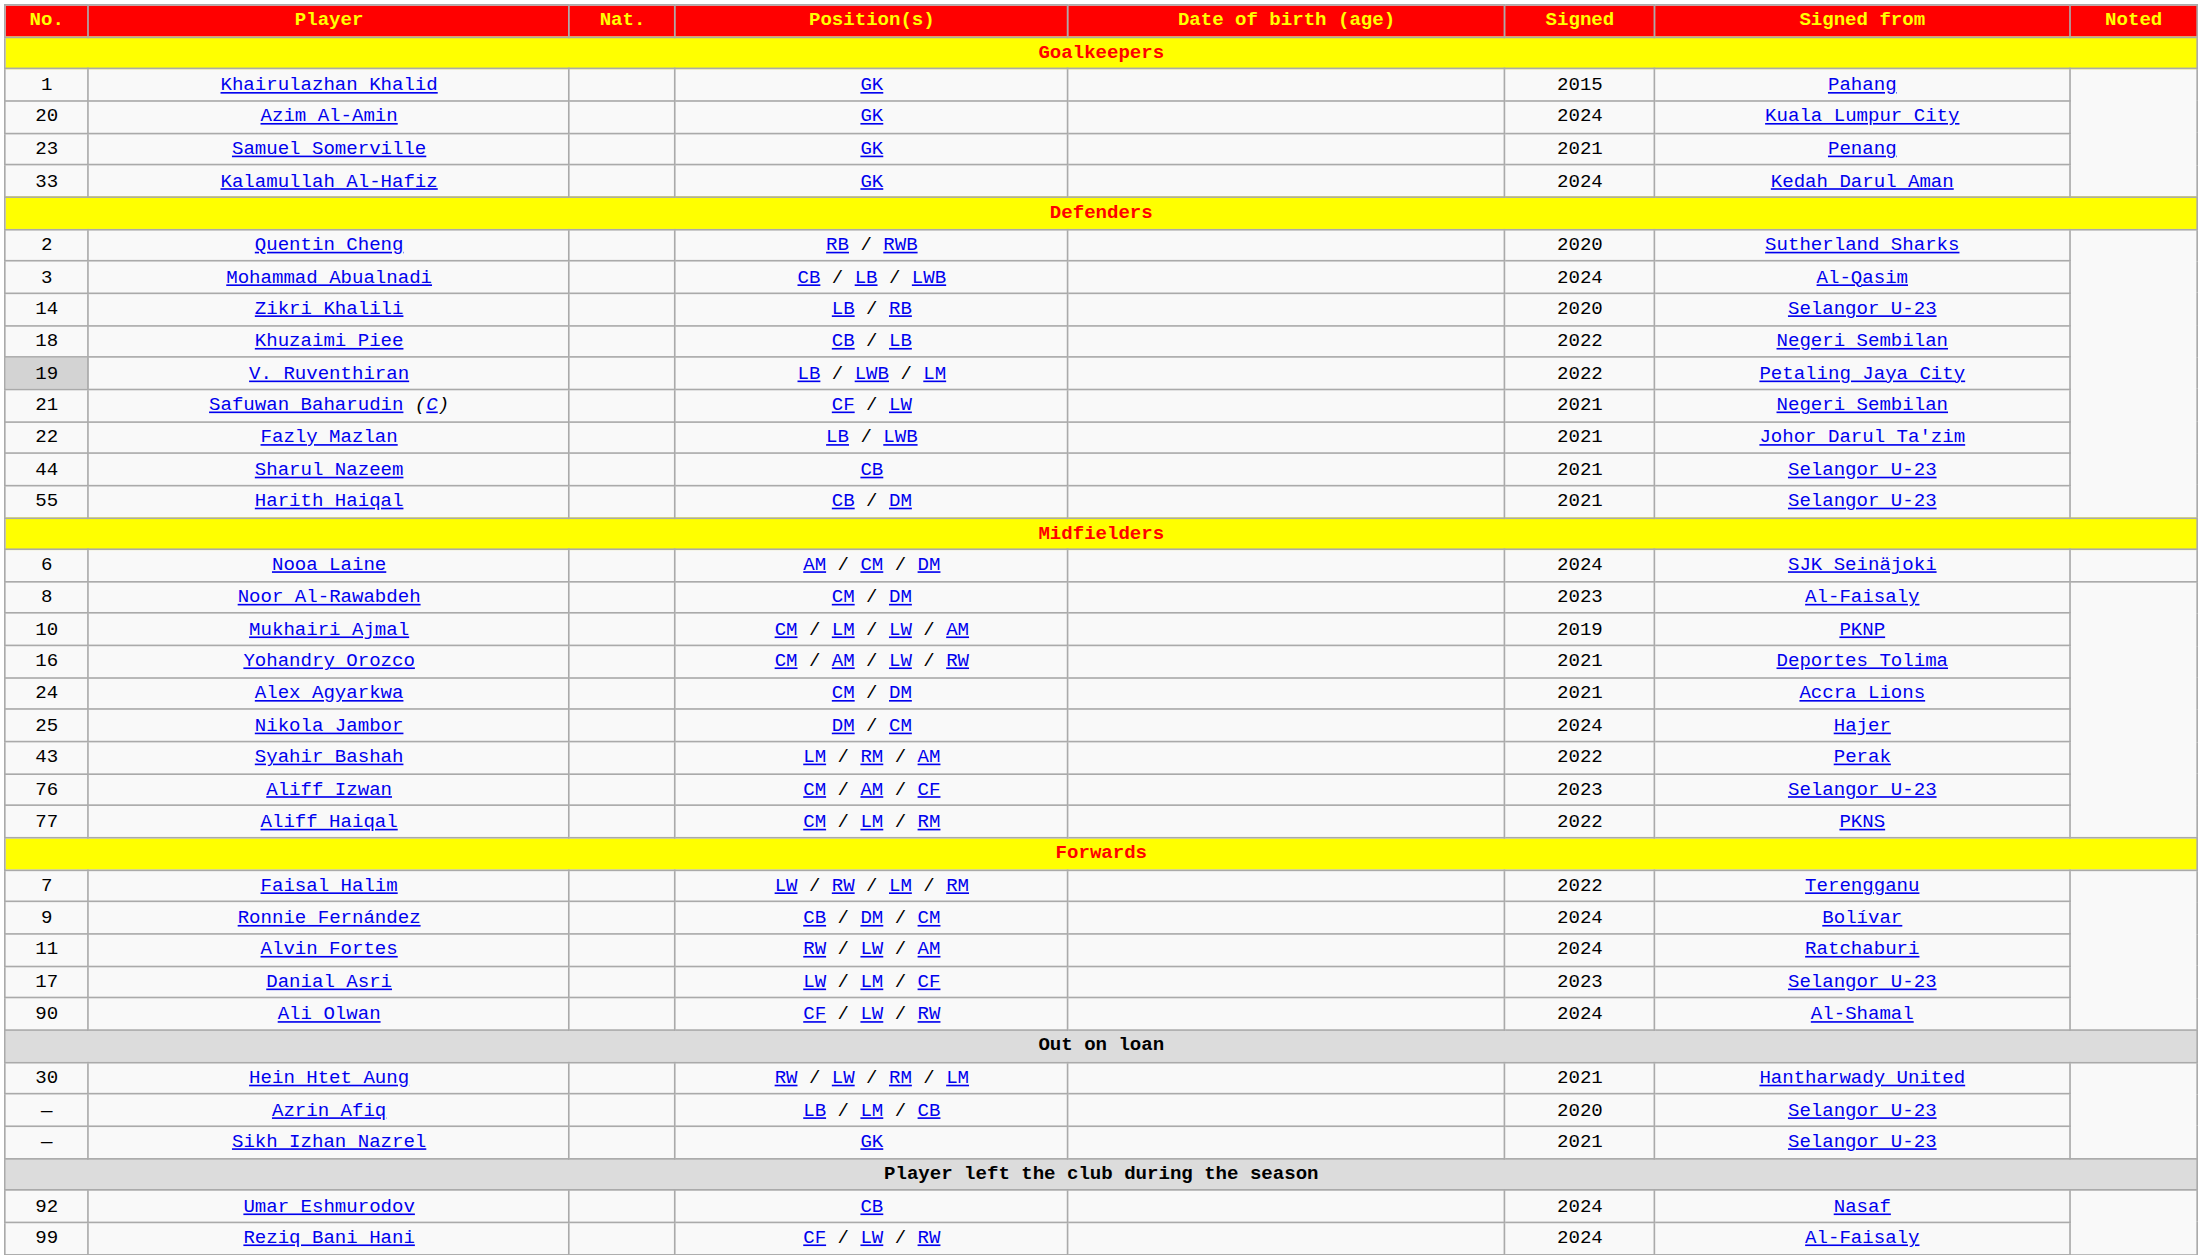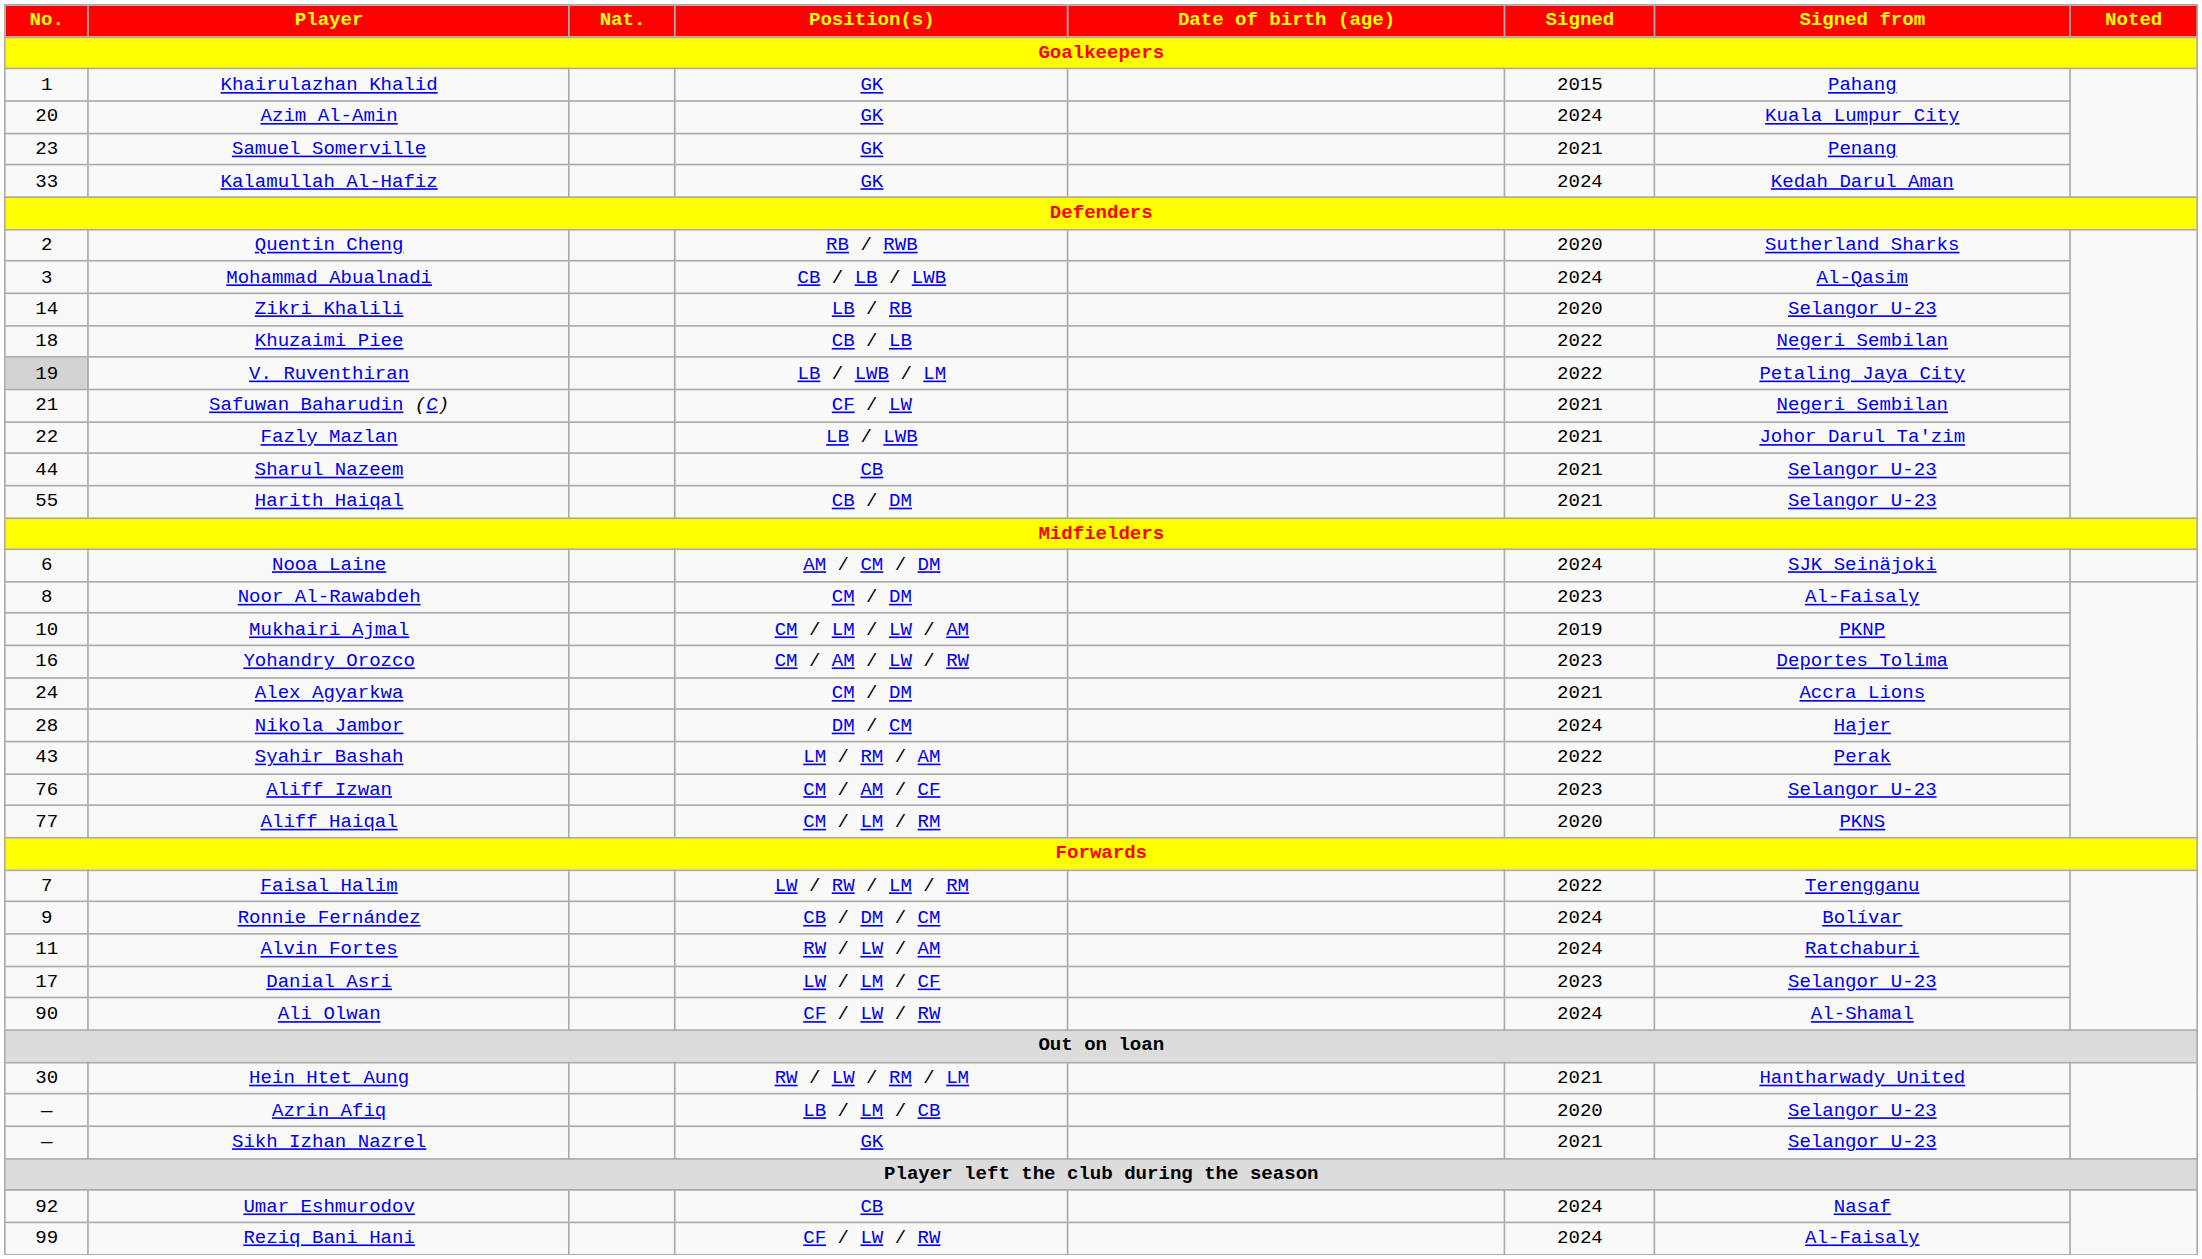(1580, 661) 2021 -> (1580, 661) 2023
(47, 725) 25 -> (47, 725) 28
(1580, 822) 2022 -> (1580, 822) 2020
